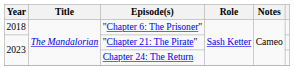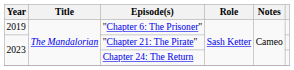(16, 27) 2018 -> (16, 27) 2019
